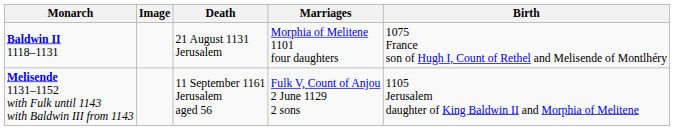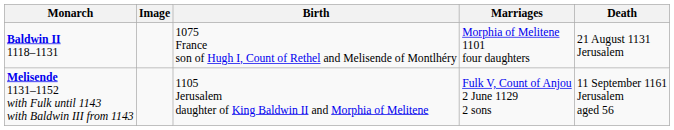columns swapped: (526, 13) <-> (220, 13)
